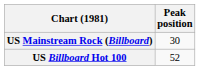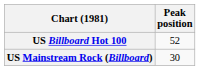rows swapped: (80, 57) <-> (80, 40)
